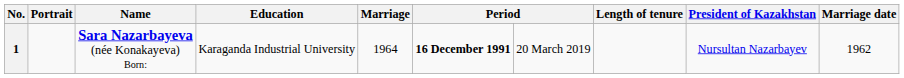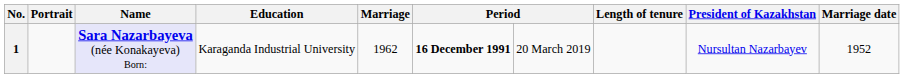(135, 48) no background -> (135, 48) lavender background
(385, 48) 1964 -> (385, 48) 1962
(859, 48) 1962 -> (859, 48) 1952
